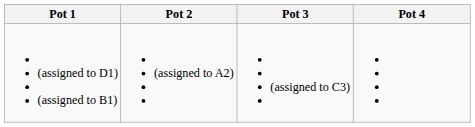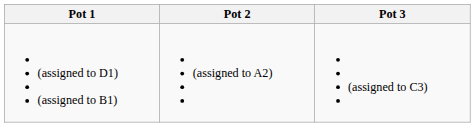- column: (412, 14)
